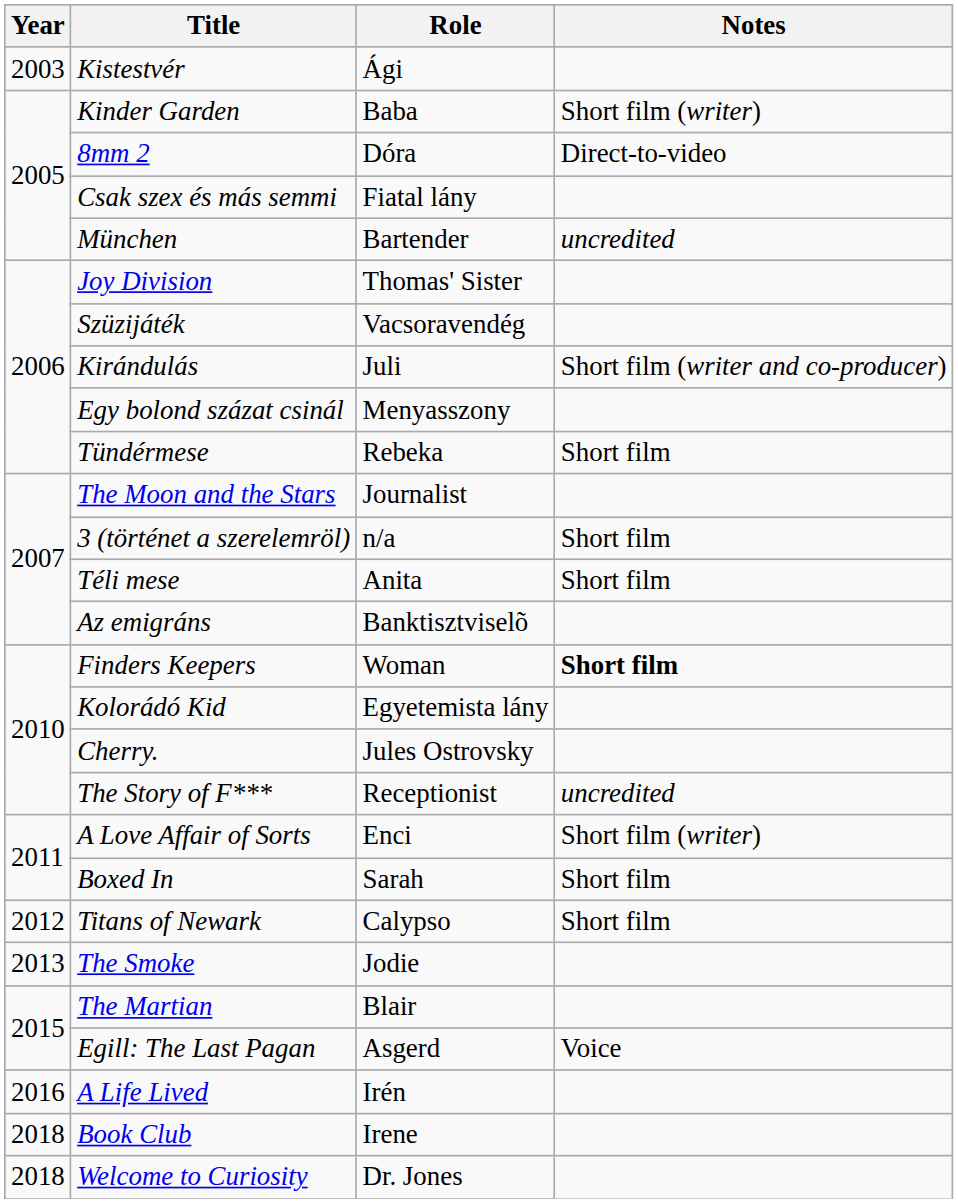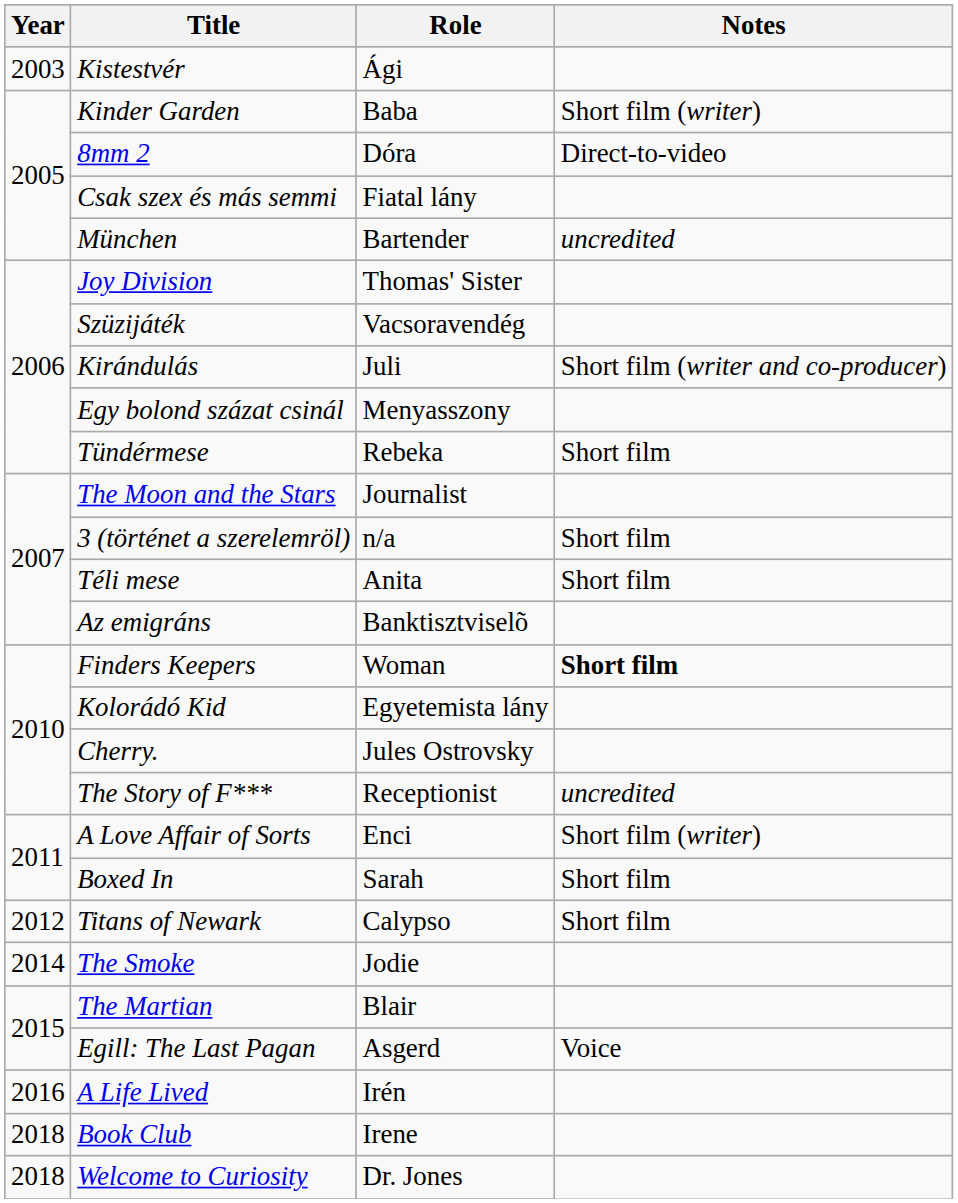(38, 963) 2013 -> (38, 963) 2014
